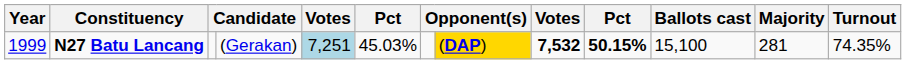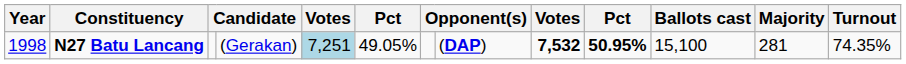(27, 45) 1999 -> (27, 45) 1998
(388, 45) 45.03% -> (388, 45) 49.05%
(463, 45) gold background -> (463, 45) no background
(617, 45) 50.15% -> (617, 45) 50.95%
